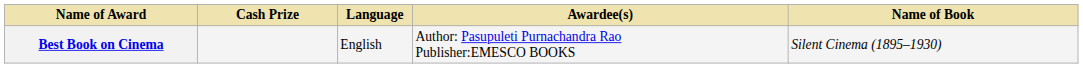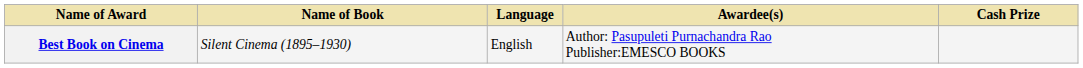columns swapped: (933, 15) <-> (267, 15)
